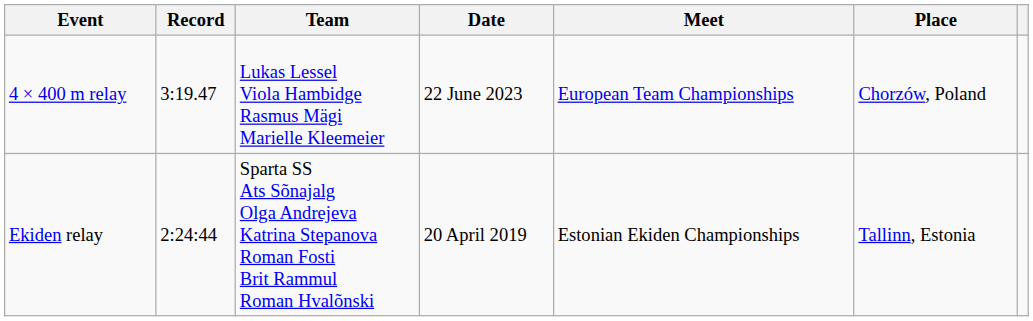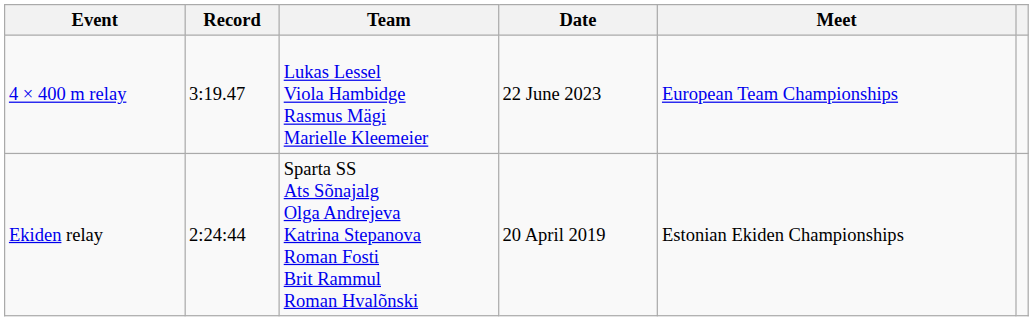- column: (936, 19)
